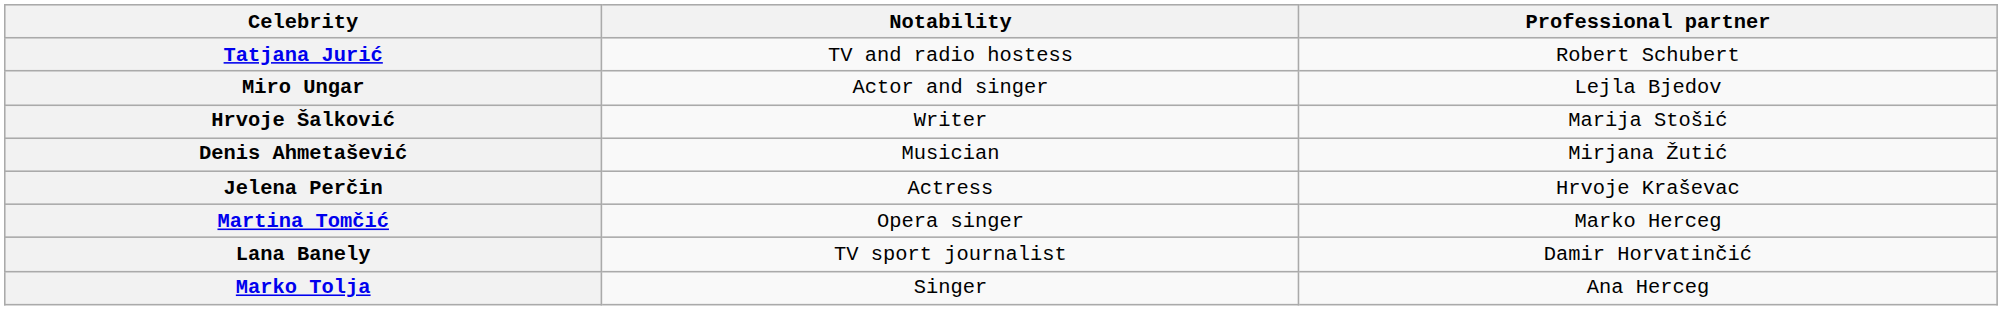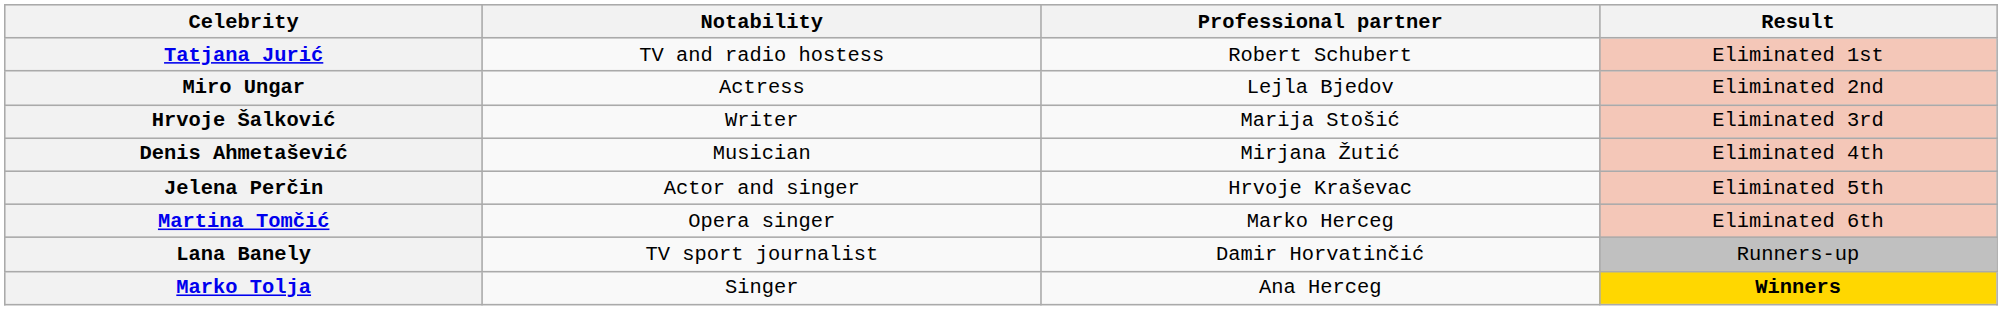+ column: (1798, 21)
(950, 88) Actor and singer -> (762, 88) Actress
(950, 188) Actress -> (762, 188) Actor and singer
